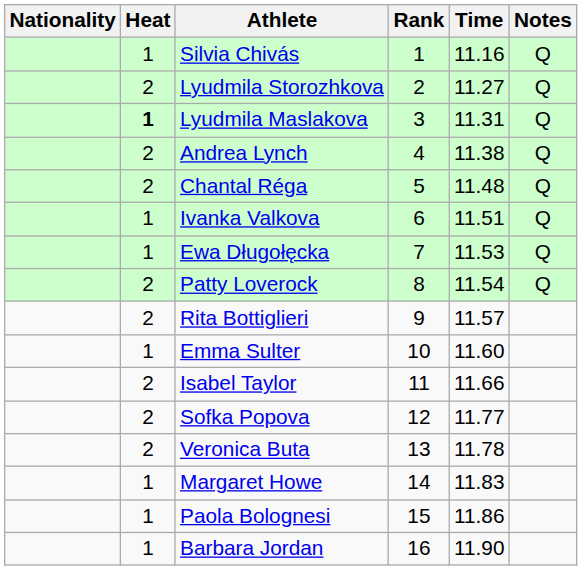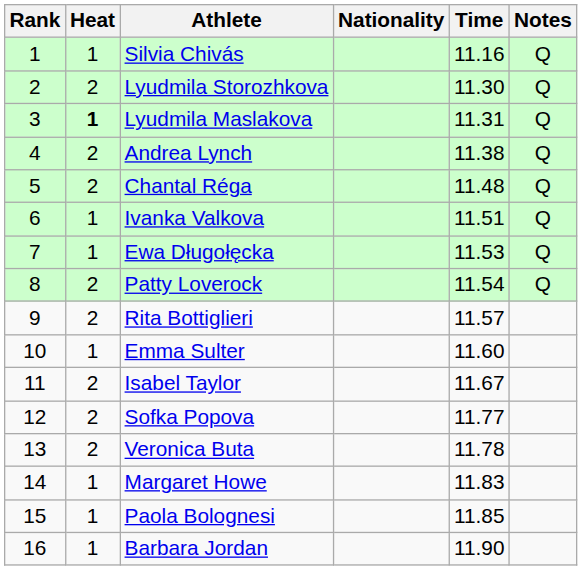columns swapped: (419, 20) <-> (63, 20)
(479, 86) 11.27 -> (479, 86) 11.30
(479, 383) 11.66 -> (479, 383) 11.67
(479, 515) 11.86 -> (479, 515) 11.85
